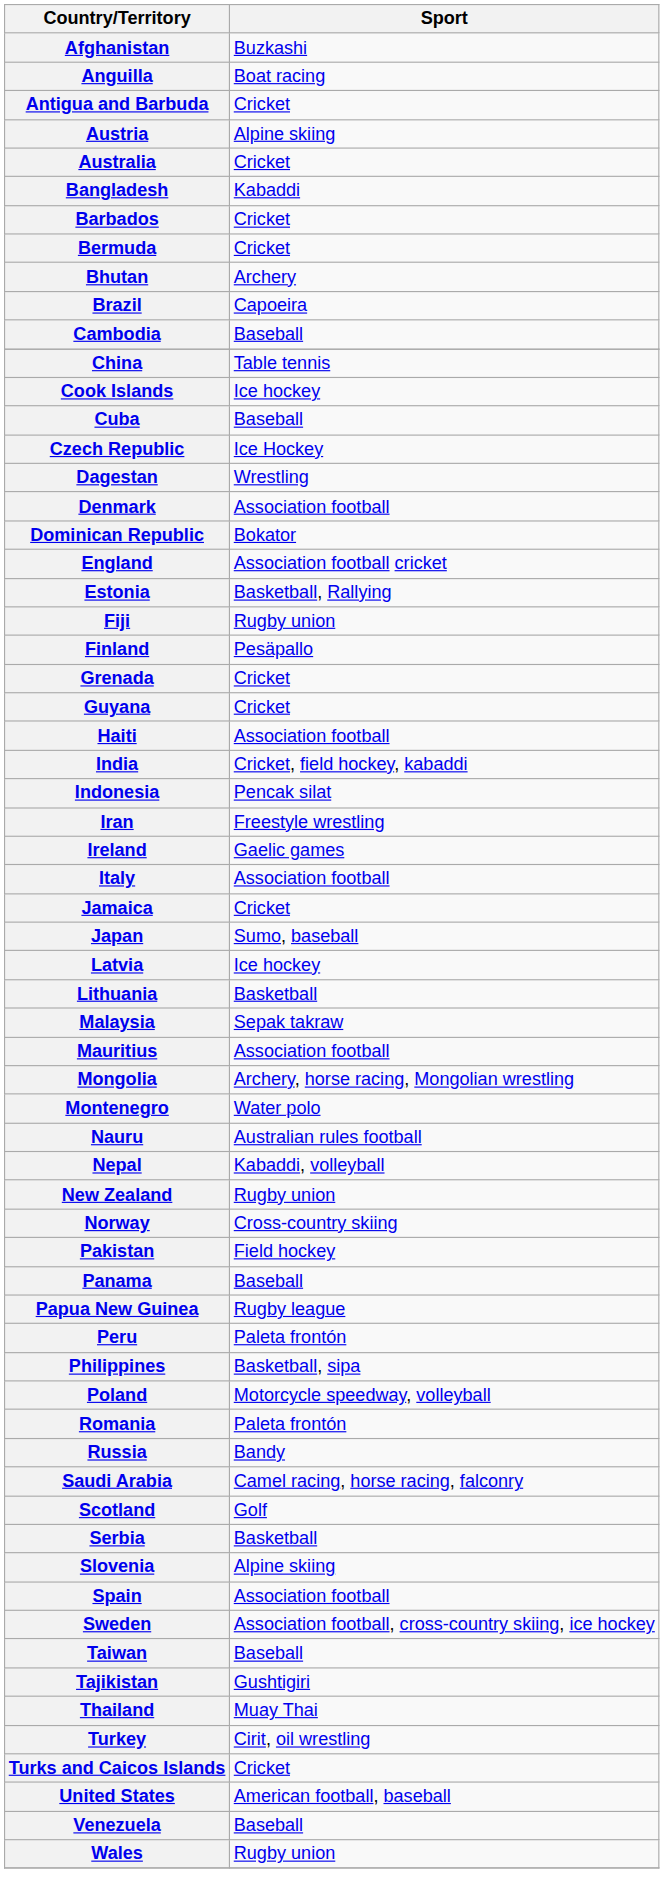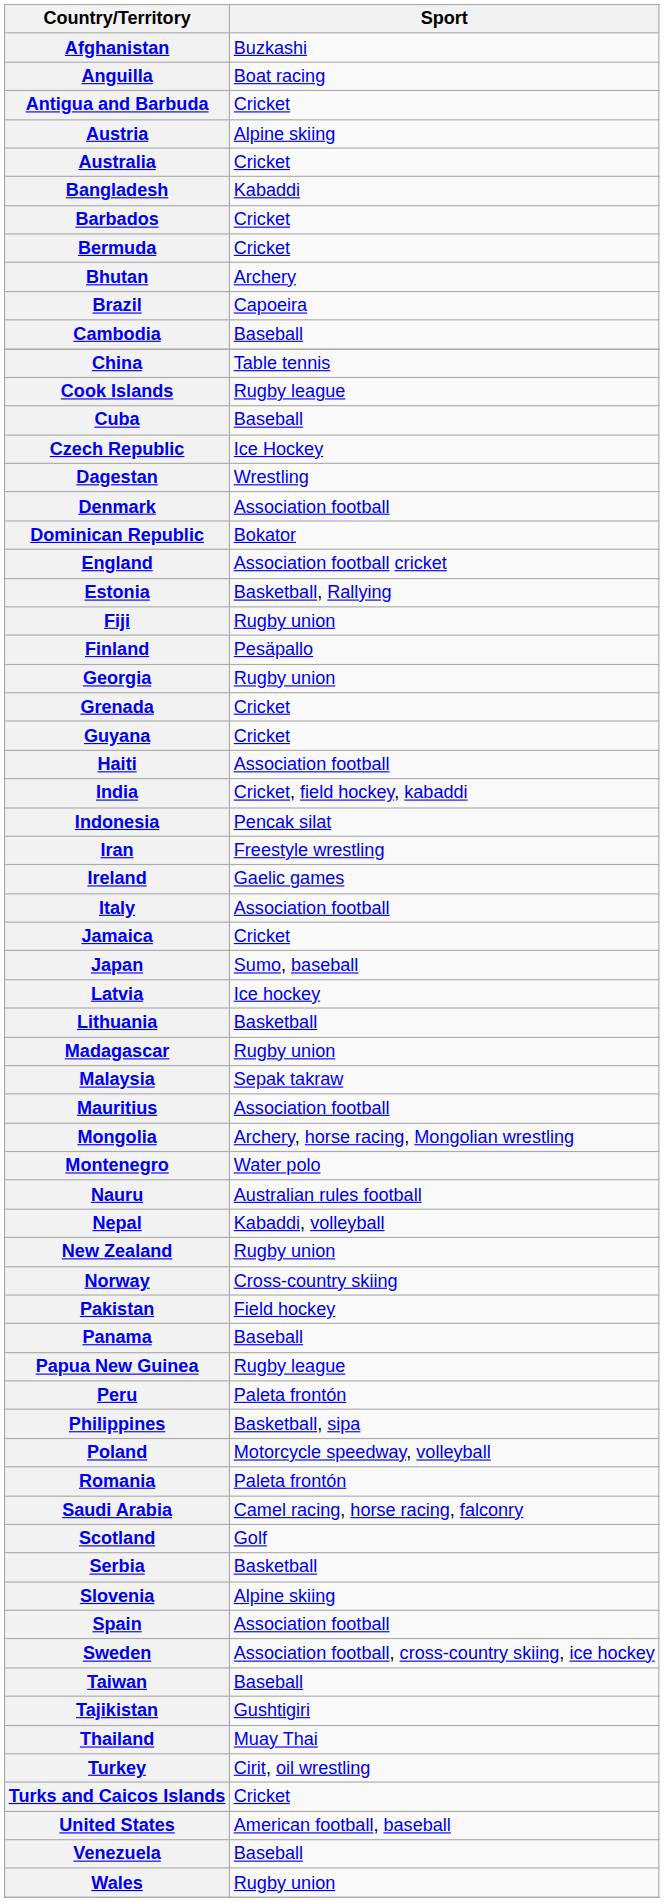(277, 391) Ice hockey -> (290, 391) Rugby league
+ row: (117, 678)
+ row: (117, 1051)
- row: (117, 1452)
